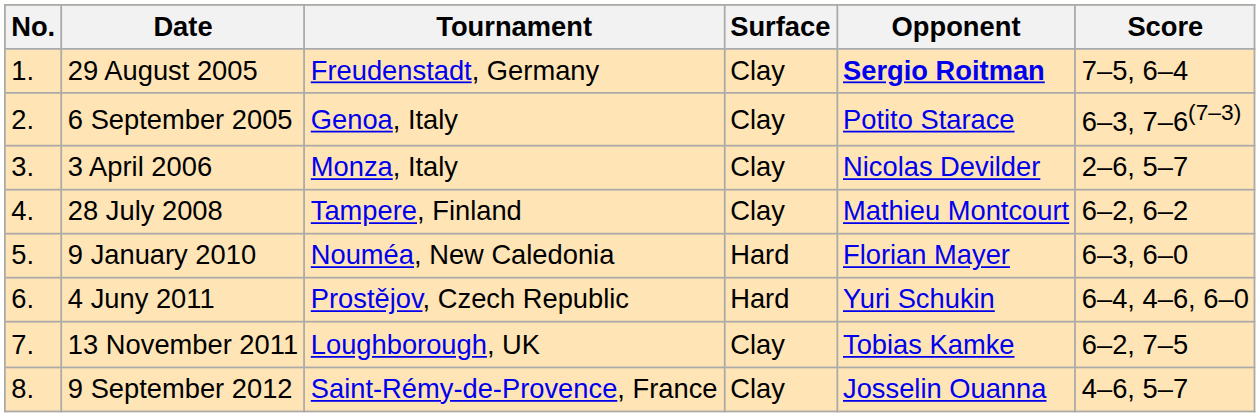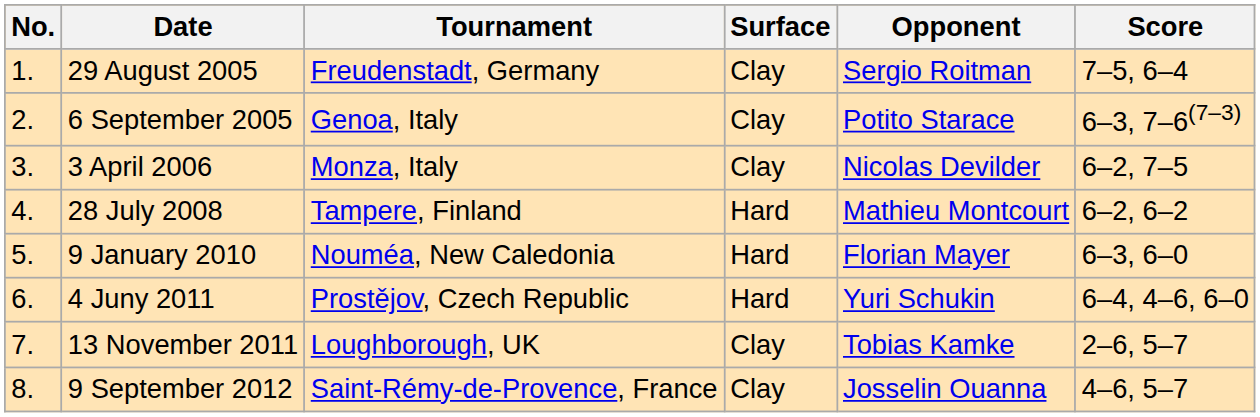(944, 70) bold -> (937, 70) normal
(1135, 166) 2–6, 5–7 -> (1135, 166) 6–2, 7–5
(757, 210) Clay -> (760, 210) Hard
(1135, 343) 6–2, 7–5 -> (1135, 343) 2–6, 5–7
